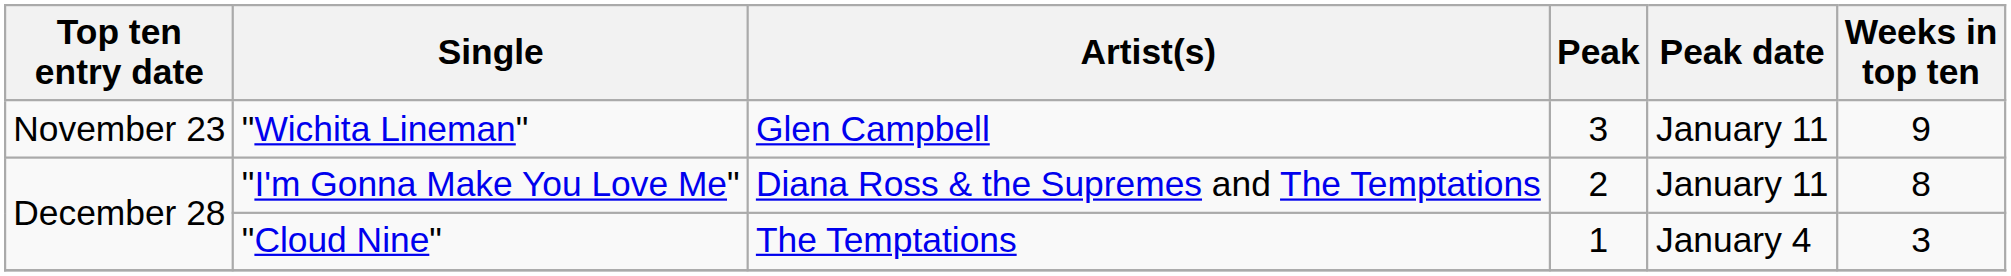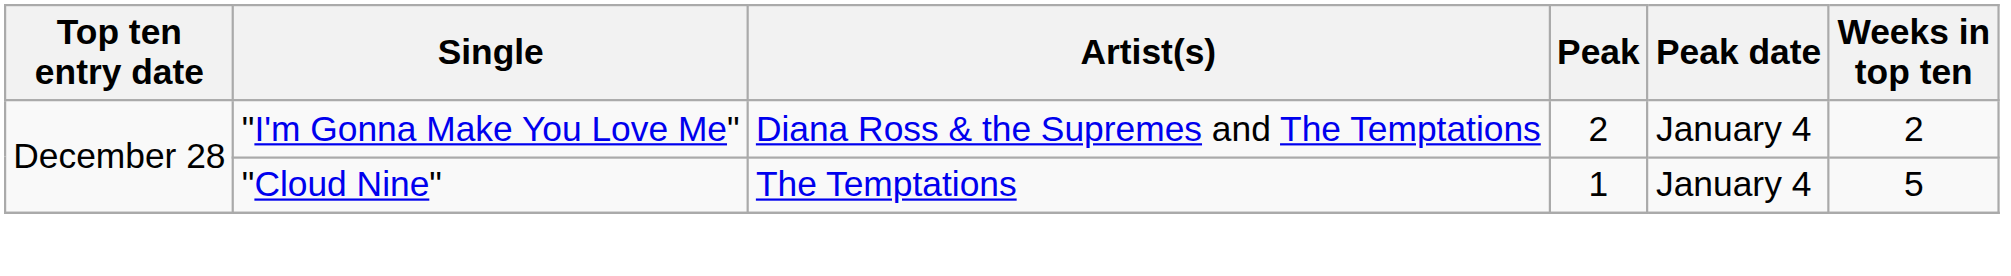- row: (385, 128)
(1742, 184) January 11 -> (1734, 128) January 4
(1921, 184) 8 -> (1914, 128) 2
(1921, 240) 3 -> (1914, 184) 5
